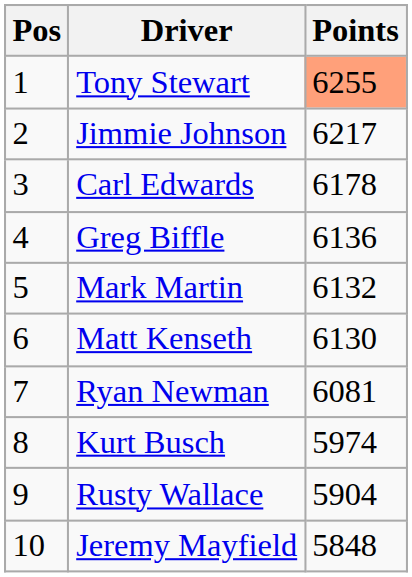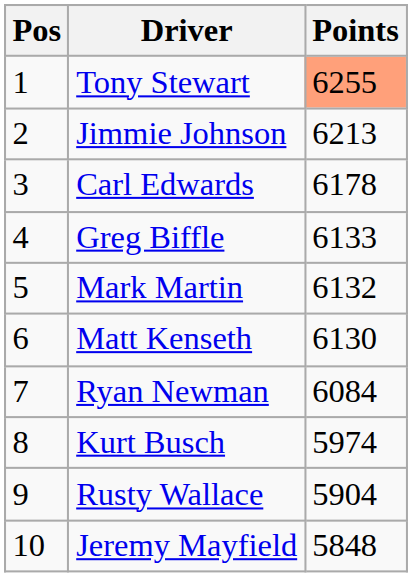(345, 133) 6217 -> (345, 133) 6213
(345, 236) 6136 -> (345, 236) 6133
(345, 390) 6081 -> (345, 390) 6084
